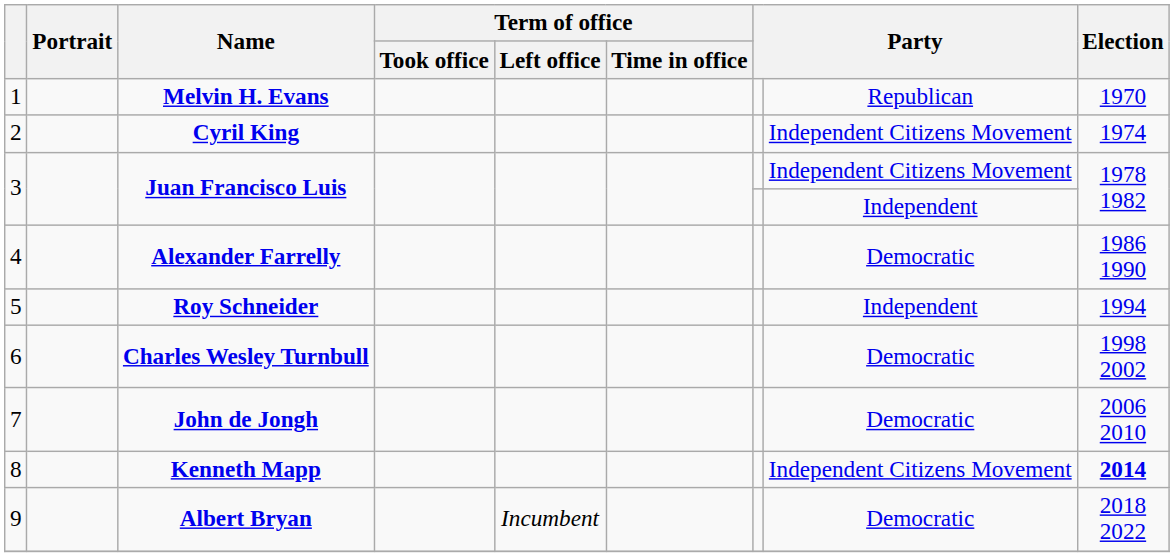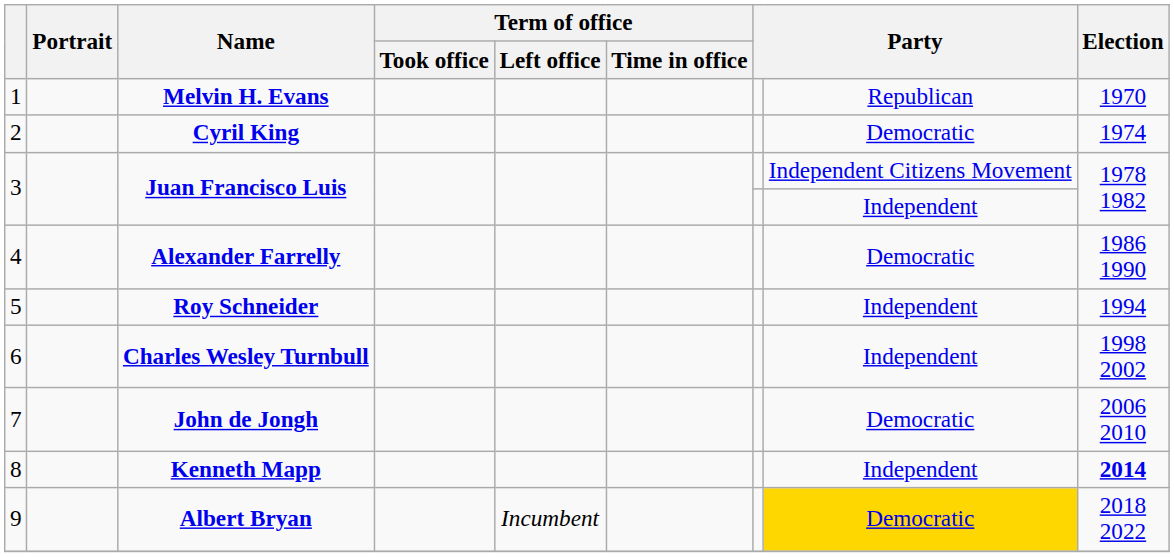(920, 133) Independent Citizens Movement -> (920, 133) Democratic
(920, 356) Democratic -> (920, 356) Independent
(920, 469) Independent Citizens Movement -> (920, 469) Independent
(920, 518) no background -> (920, 518) gold background
